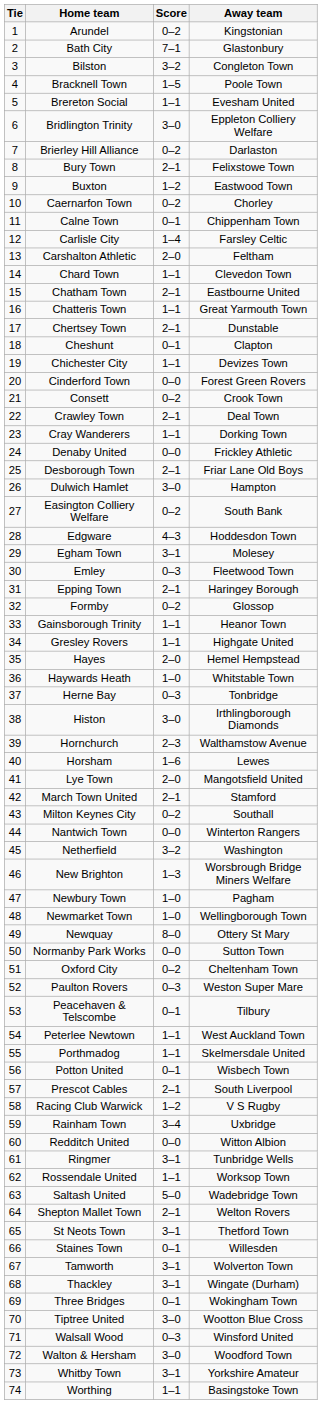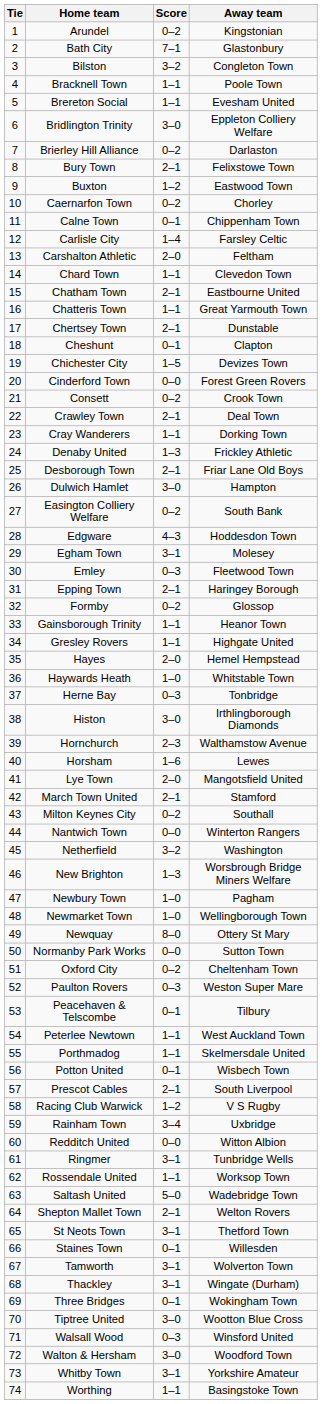(171, 84) 1–5 -> (171, 84) 1–1
(171, 363) 1–1 -> (171, 363) 1–5
(171, 452) 0–0 -> (171, 452) 1–3
